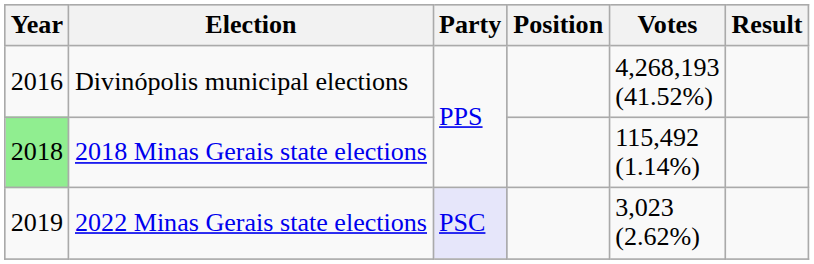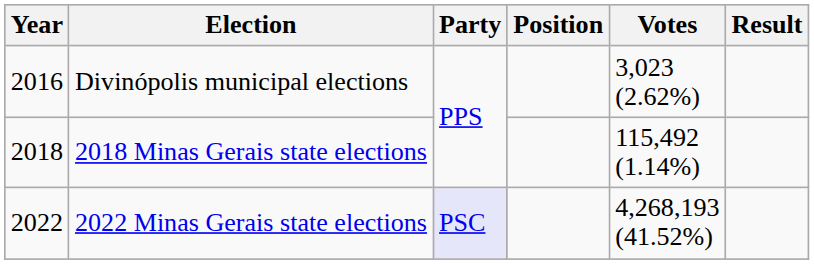(667, 81) 4,268,193 (41.52%) -> (658, 81) 3,023 (2.62%)
(37, 151) lightgreen background -> (37, 151) no background
(37, 222) 2019 -> (37, 222) 2022
(658, 222) 3,023 (2.62%) -> (667, 222) 4,268,193 (41.52%)
